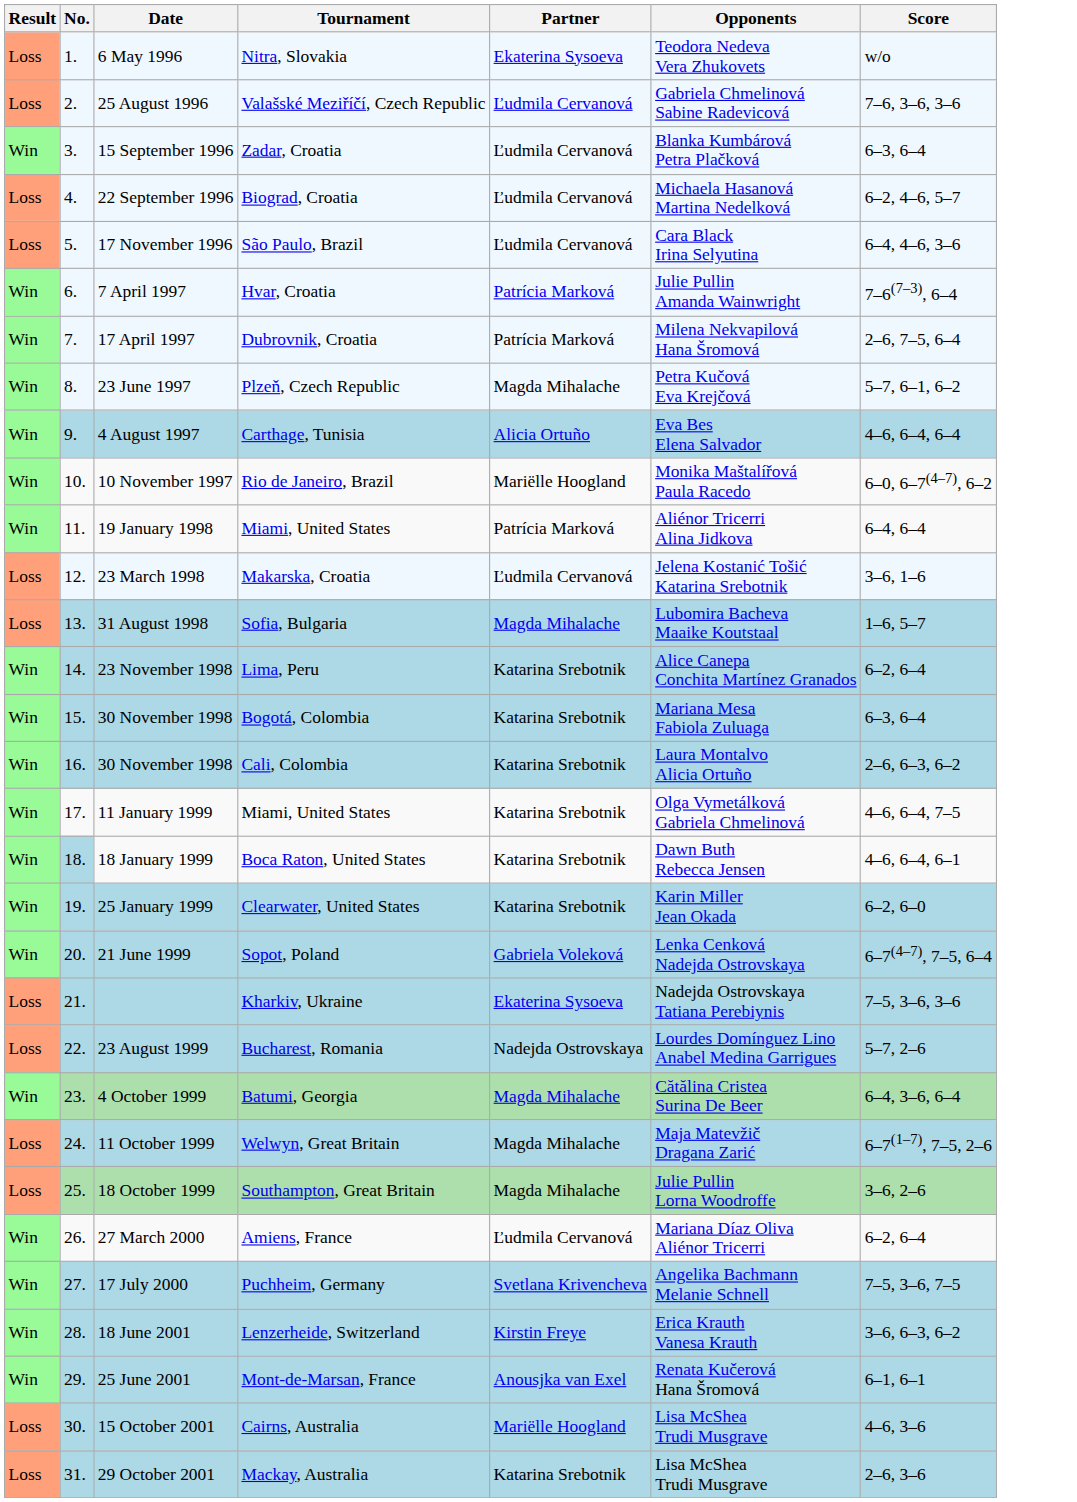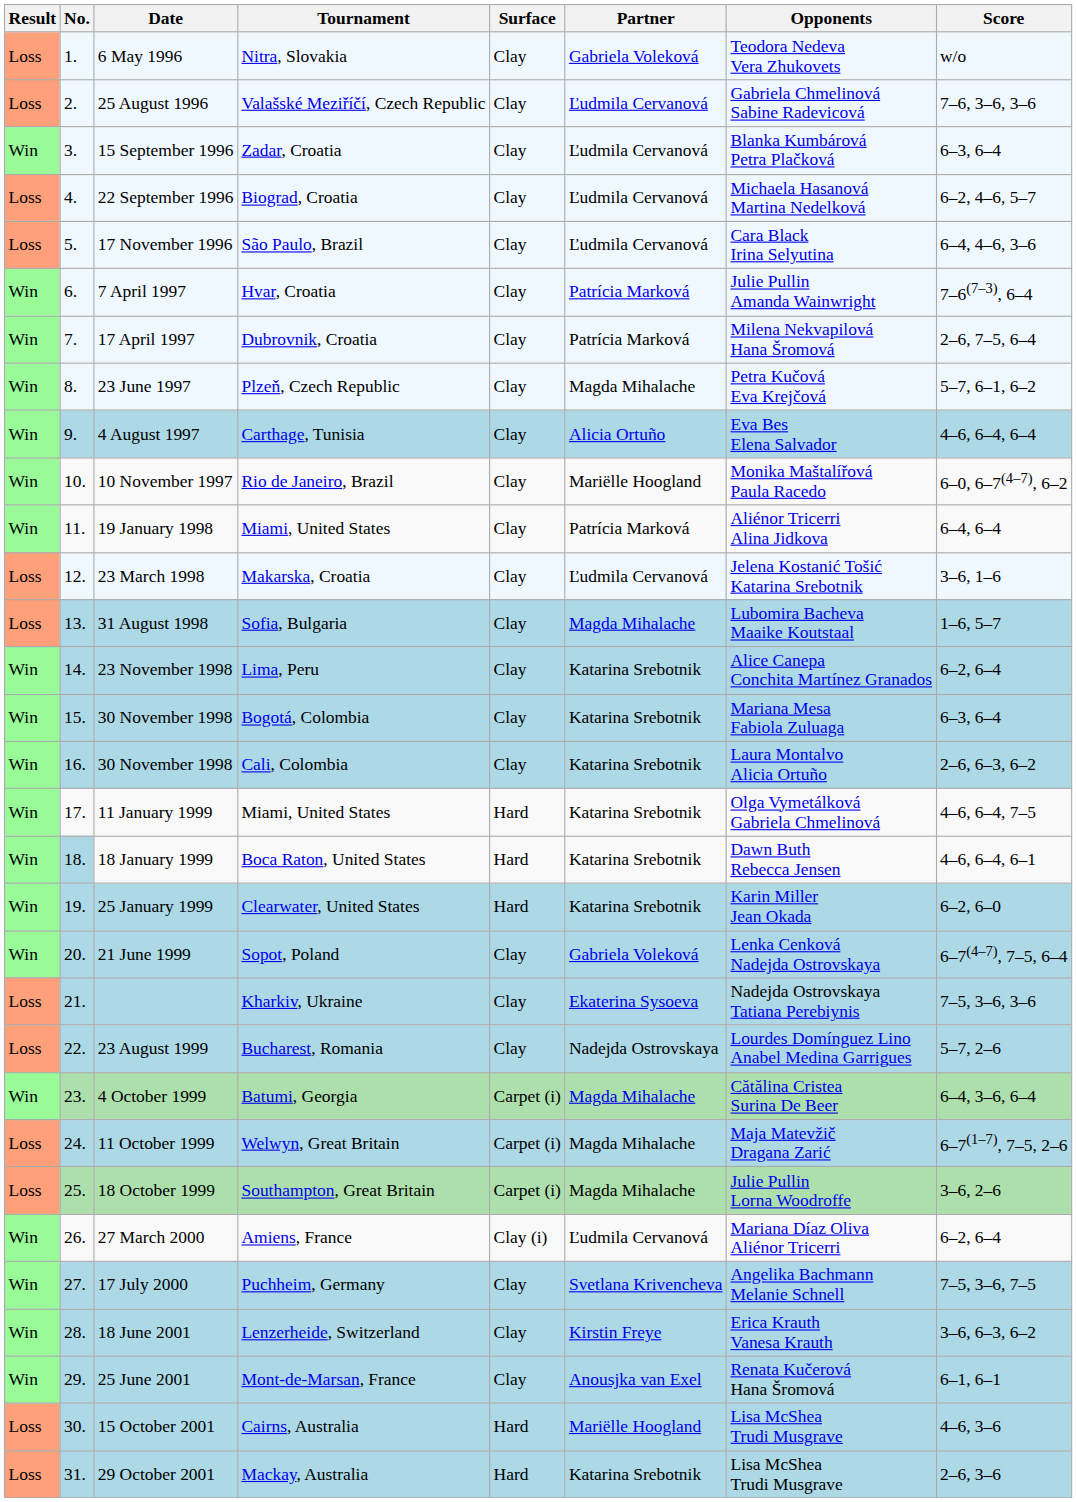+ column: (527, 18)
(558, 55) Ekaterina Sysoeva -> (634, 55) Gabriela Voleková
